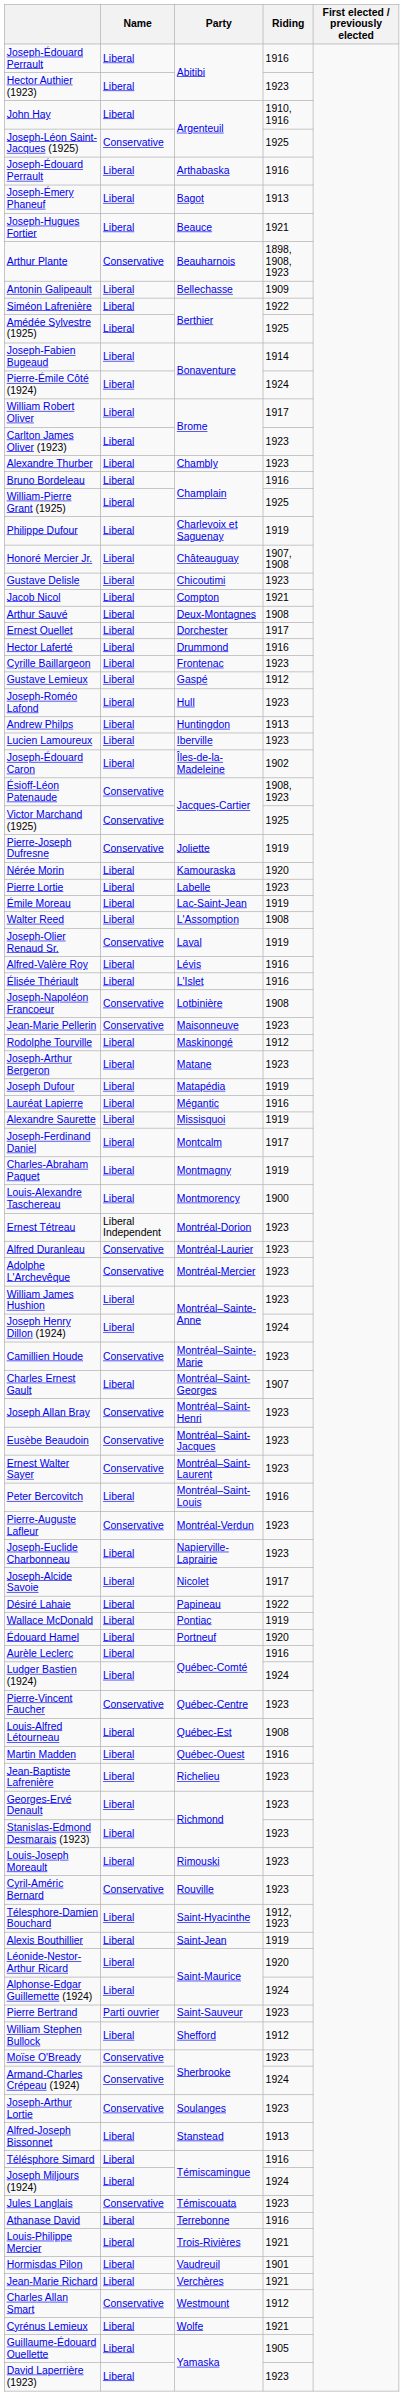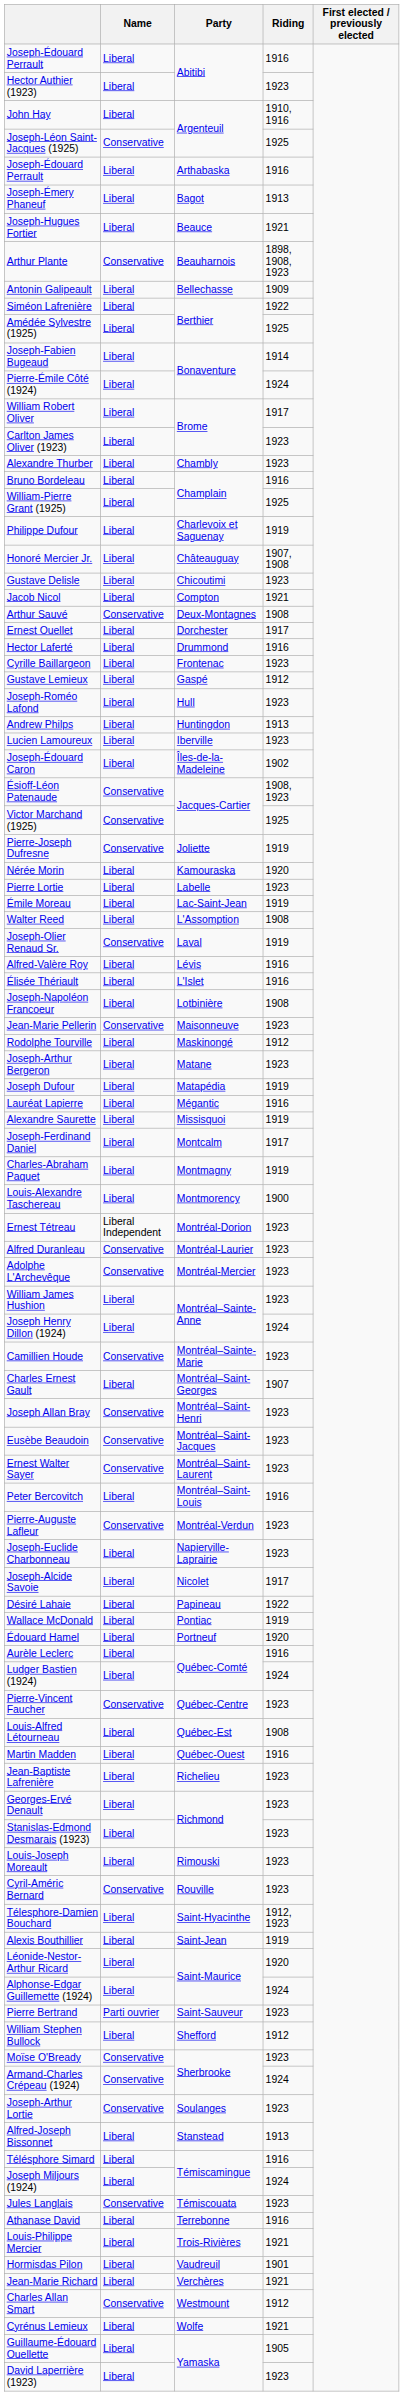(119, 614) Liberal -> (133, 614) Conservative
(133, 1003) Conservative -> (119, 1003) Liberal
